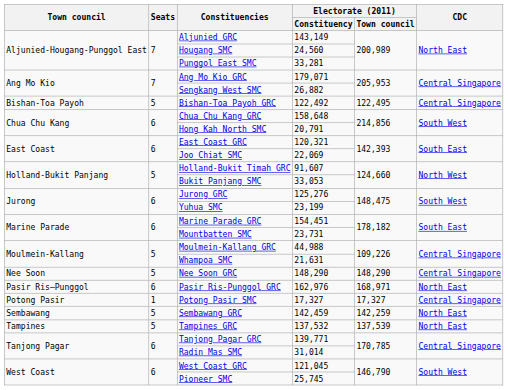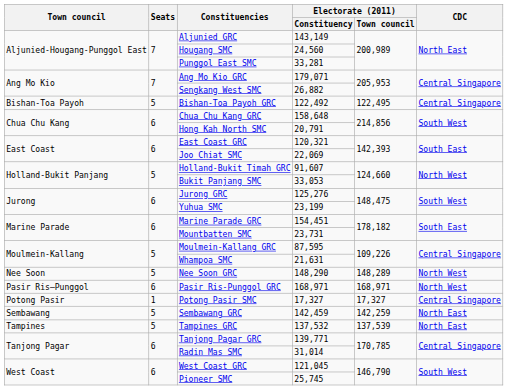(309, 247) 44,988 -> (309, 247) 87,595
(373, 274) 148,290 -> (373, 274) 148,289
(460, 274) Central Singapore -> (443, 274) North West
(311, 287) 162,976 -> (311, 287) 168,971
(443, 287) North East -> (443, 287) North West
